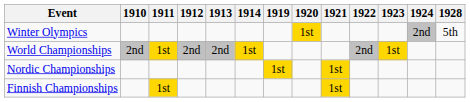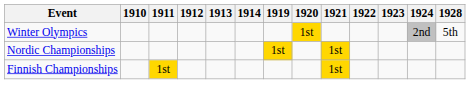- row: (59, 50)
